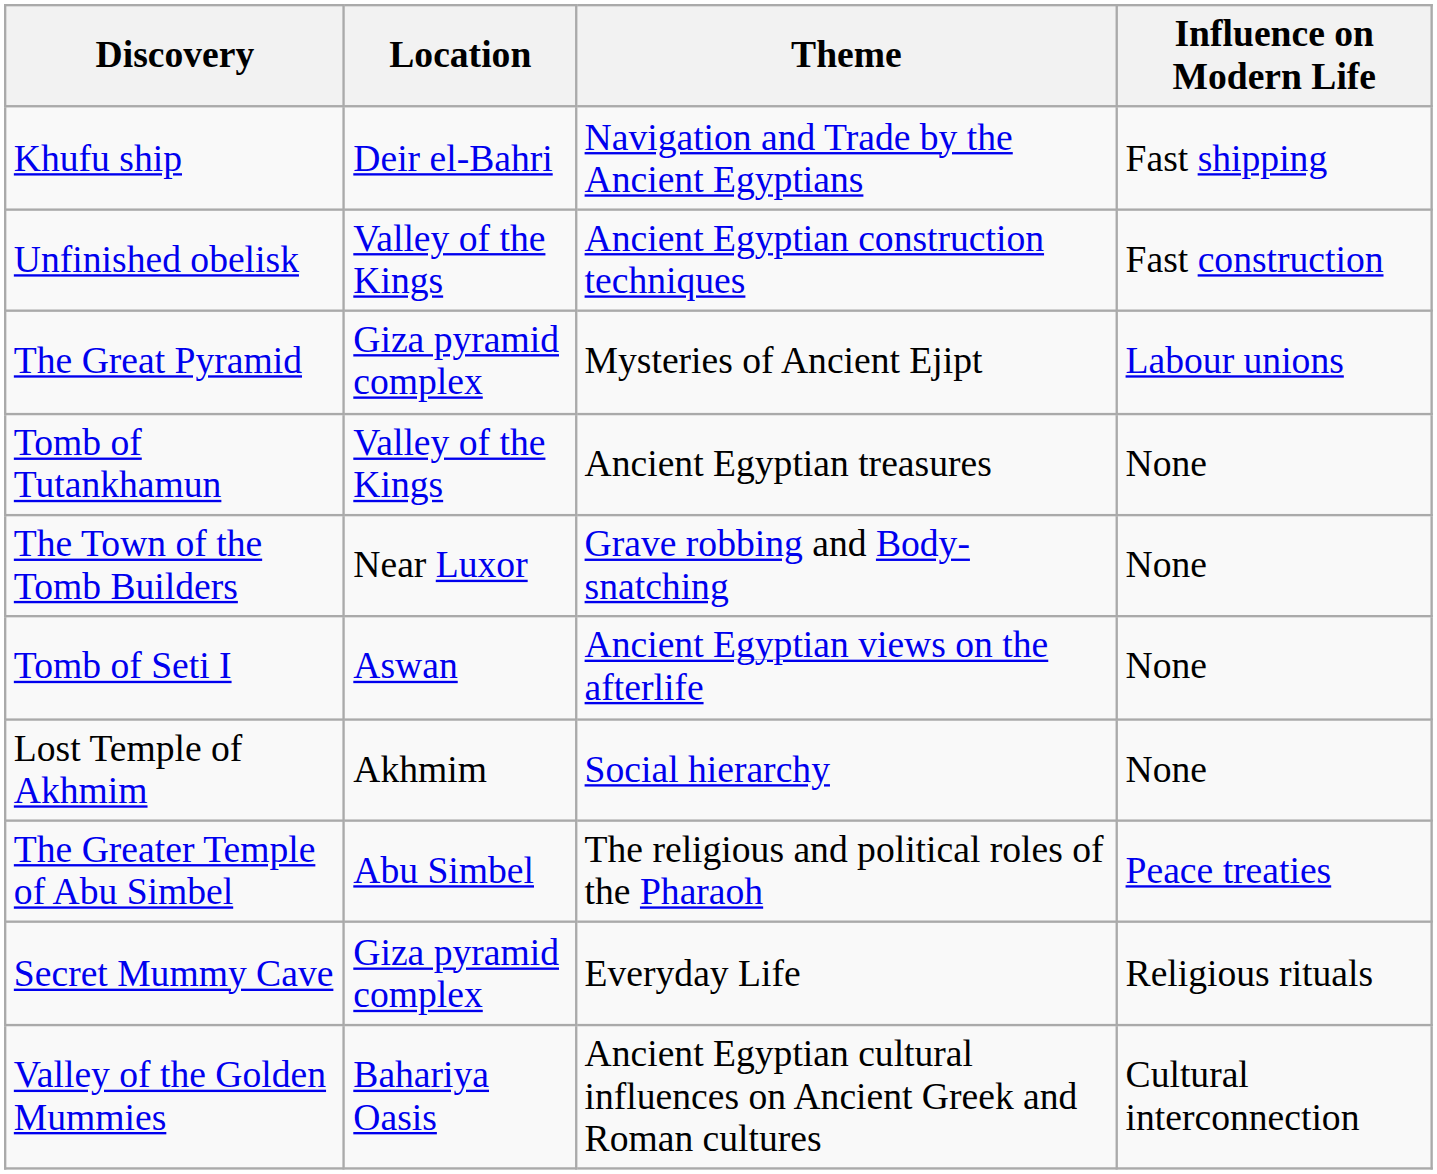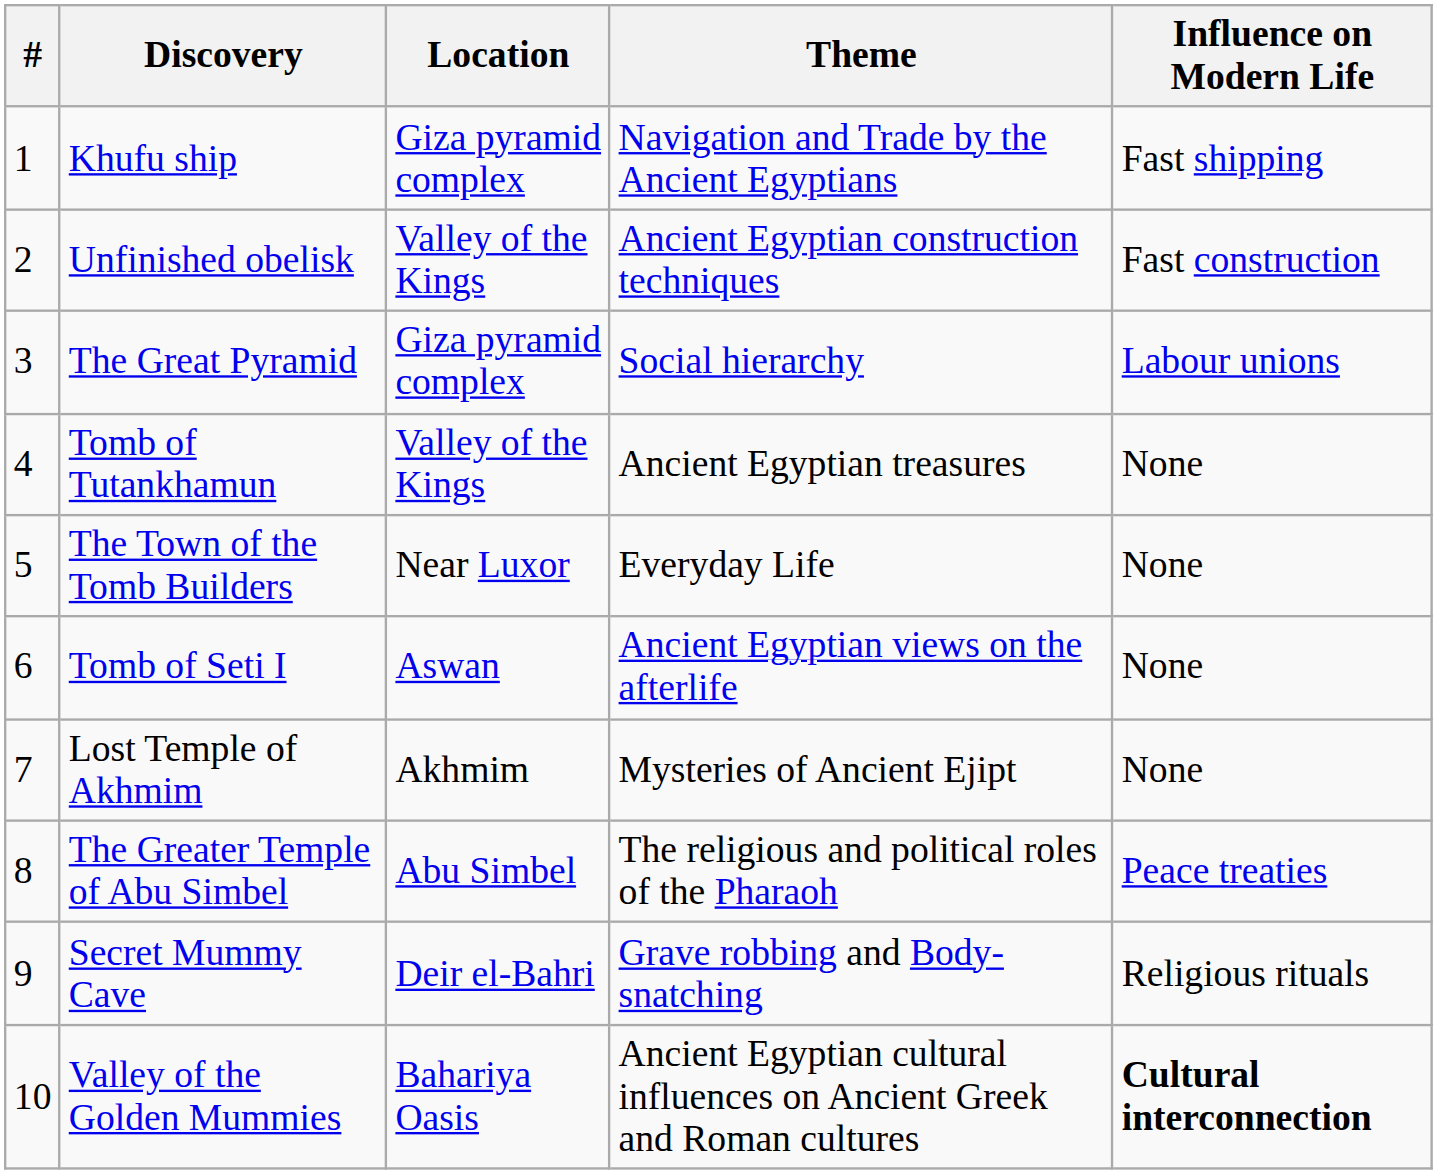+ column: (33, 55)
(453, 157) Deir el-Bahri -> (498, 157) Giza pyramid complex
(784, 361) Mysteries of Ancient Ejipt -> (741, 361) Social hierarchy
(777, 565) Grave robbing and Body-snatching -> (727, 565) Everyday Life
(707, 768) Social hierarchy -> (818, 768) Mysteries of Ancient Ejipt
(456, 972) Giza pyramid complex -> (495, 972) Deir el-Bahri
(693, 972) Everyday Life -> (811, 972) Grave robbing and Body-snatching
(1243, 1095) normal -> (1247, 1095) bold
